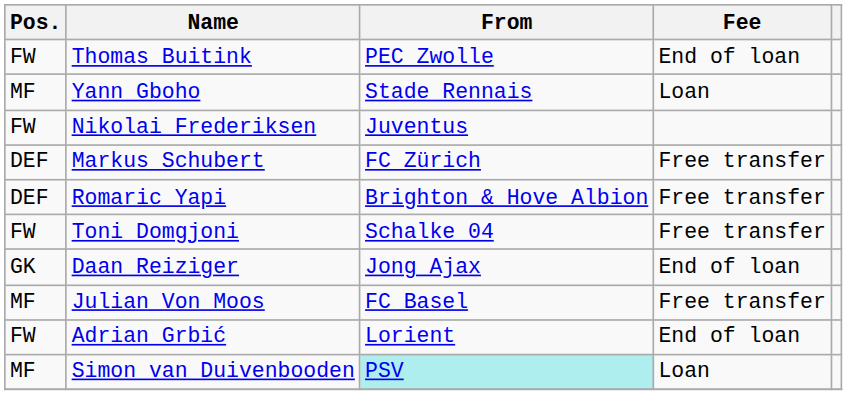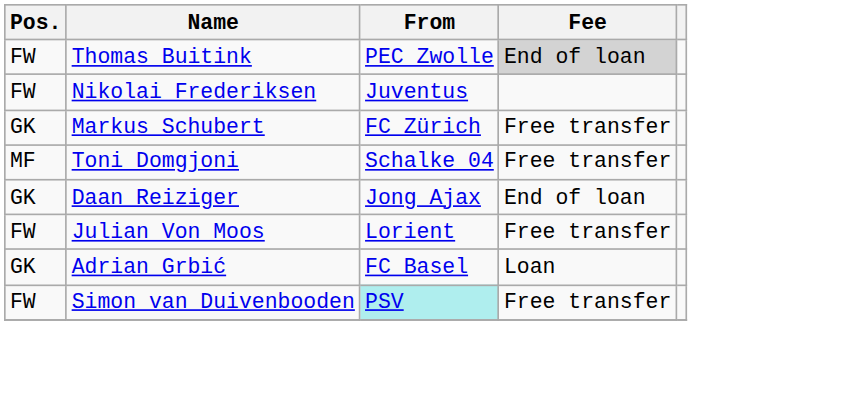(729, 57) no background -> (575, 57) lightgrey background
- row: (136, 92)
(29, 162) DEF -> (23, 127) GK
- row: (149, 197)
(23, 232) FW -> (23, 162) MF
(23, 302) MF -> (23, 232) FW
(417, 302) FC Basel -> (410, 232) Lorient
(23, 337) FW -> (23, 267) GK
(410, 337) Lorient -> (417, 267) FC Basel
(729, 337) End of loan -> (530, 267) Loan
(23, 372) MF -> (23, 302) FW
(684, 372) Loan -> (588, 302) Free transfer
